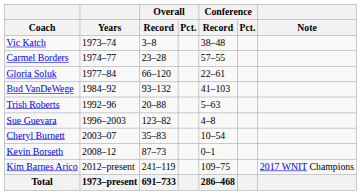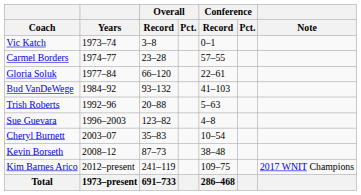(213, 43) 38–48 -> (208, 43) 0–1
(208, 151) 0–1 -> (213, 151) 38–48
